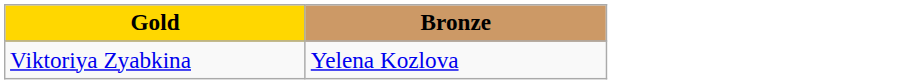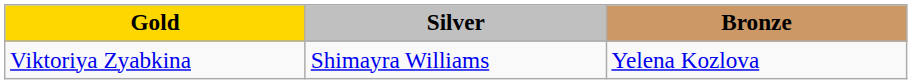+ column: (456, 22)
